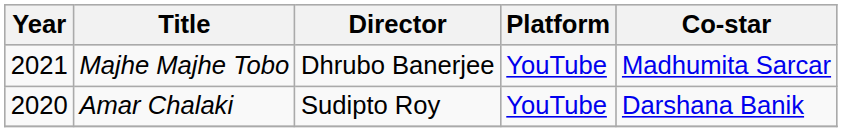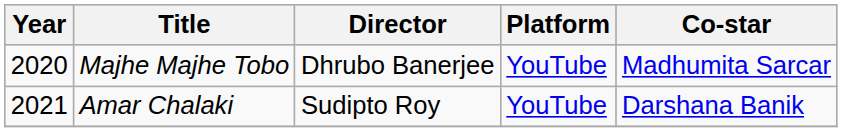(39, 65) 2021 -> (39, 65) 2020
(39, 106) 2020 -> (39, 106) 2021
